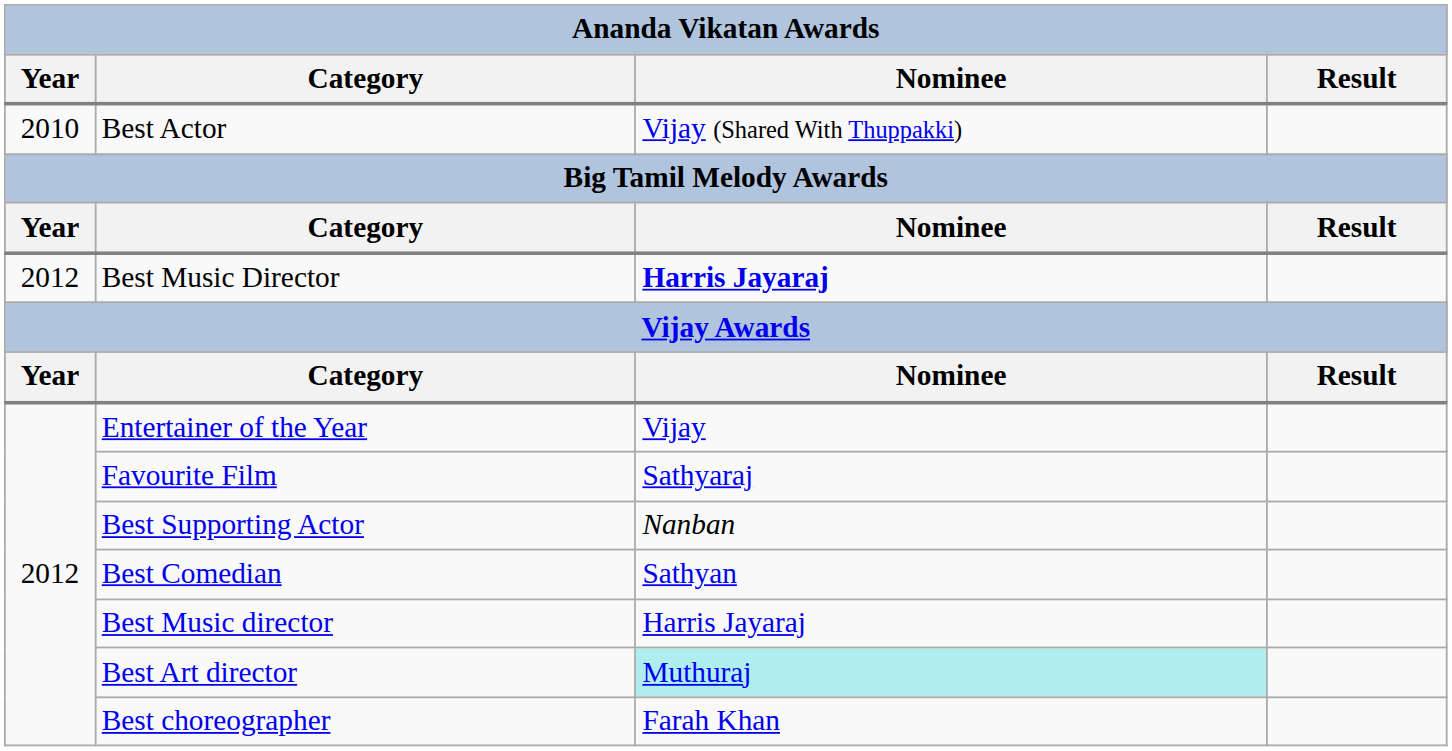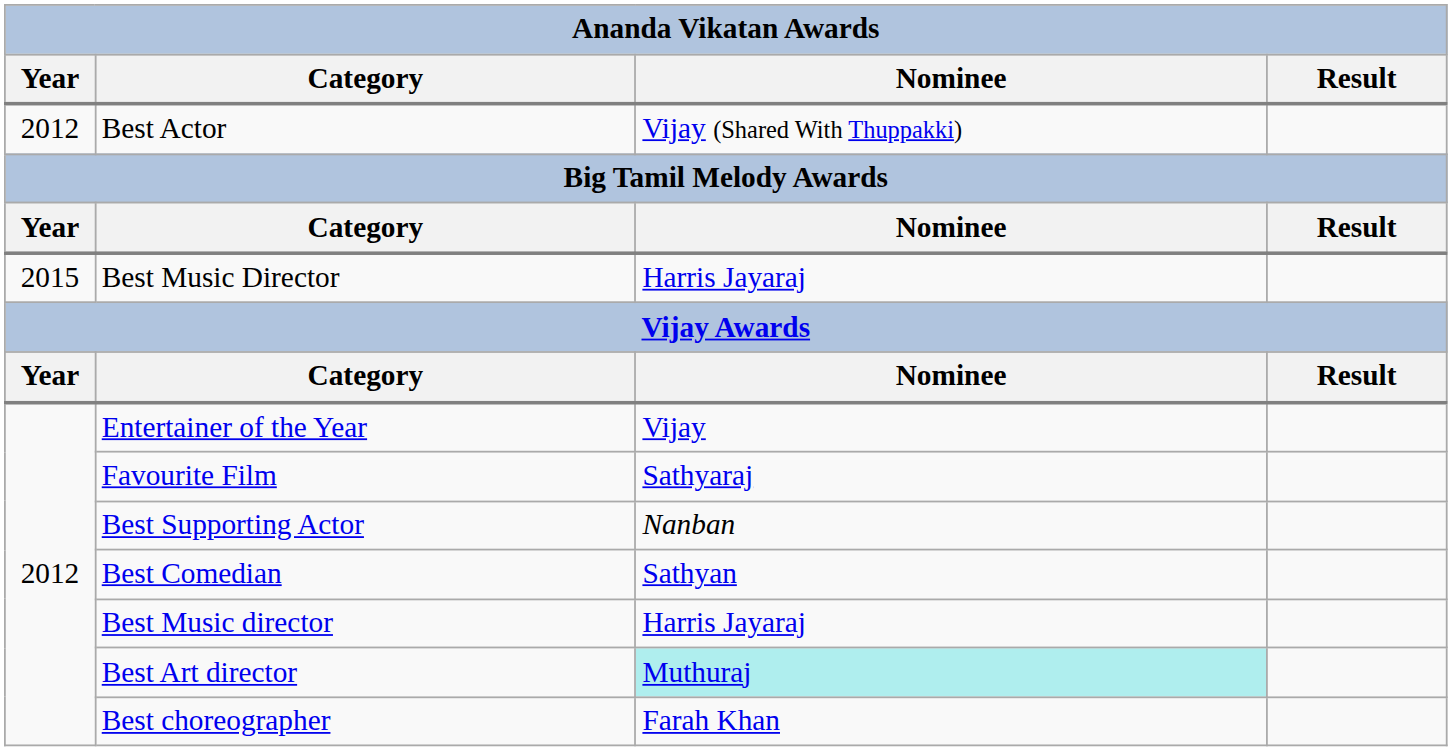(50, 129) 2010 -> (50, 129) 2012
(50, 278) 2012 -> (50, 278) 2015
(736, 278) bold -> (724, 278) normal
